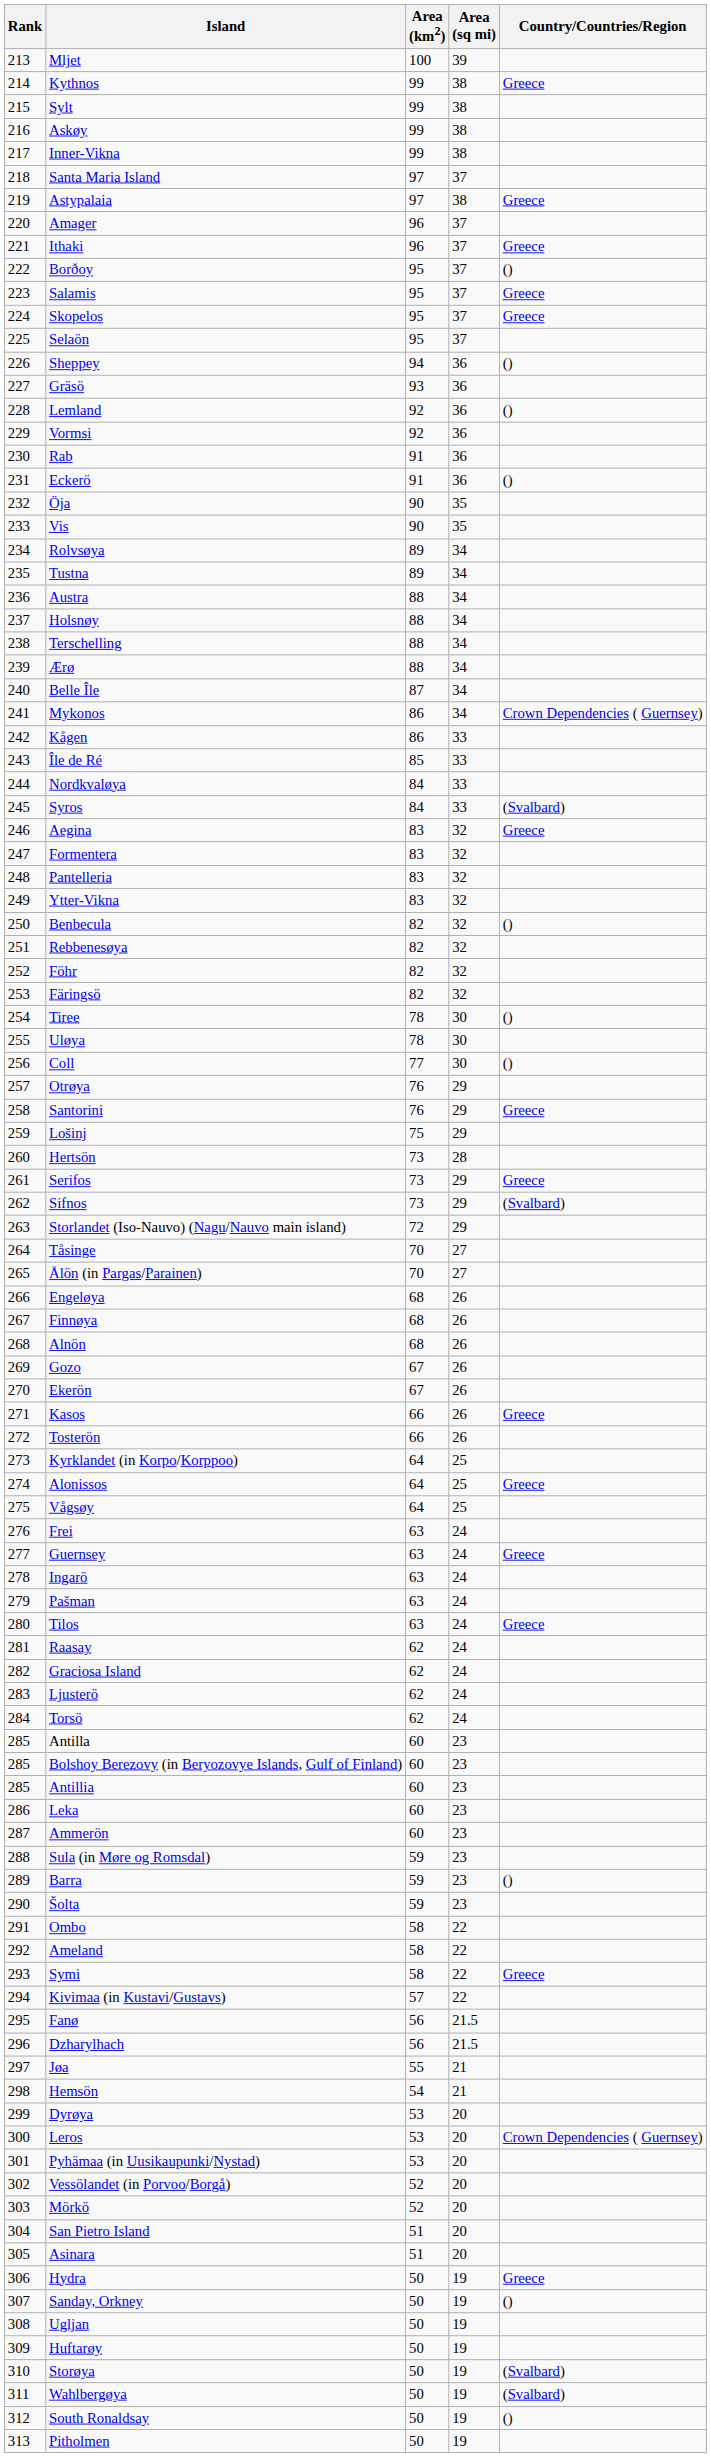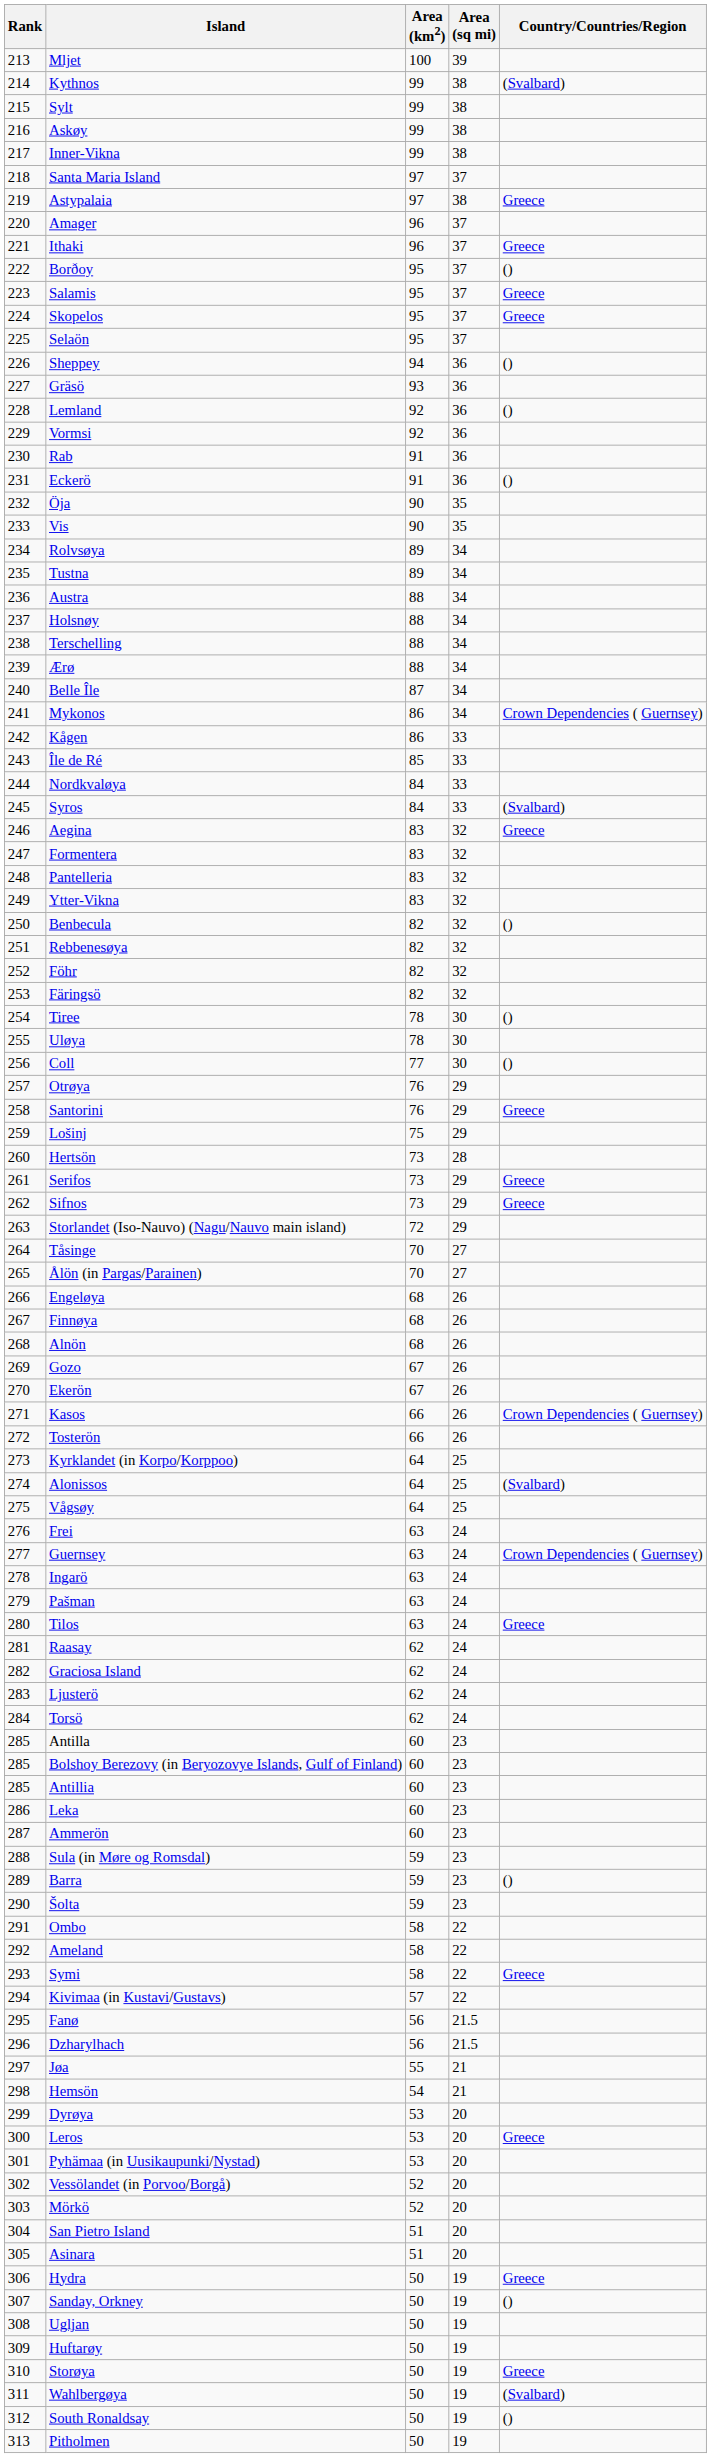(524, 83) Greece -> (534, 83) (Svalbard)
(534, 1203) (Svalbard) -> (524, 1203) Greece
(524, 1414) Greece -> (603, 1414) Crown Dependencies ( Guernsey)
(524, 1484) Greece -> (534, 1484) (Svalbard)
(524, 1554) Greece -> (603, 1554) Crown Dependencies ( Guernsey)
(603, 2137) Crown Dependencies ( Guernsey) -> (524, 2137) Greece
(534, 2371) (Svalbard) -> (524, 2371) Greece
